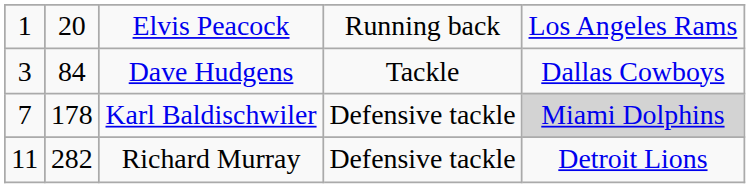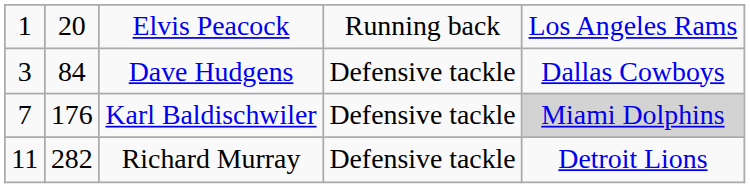(423, 70) Tackle -> (423, 70) Defensive tackle
(72, 114) 178 -> (72, 114) 176
